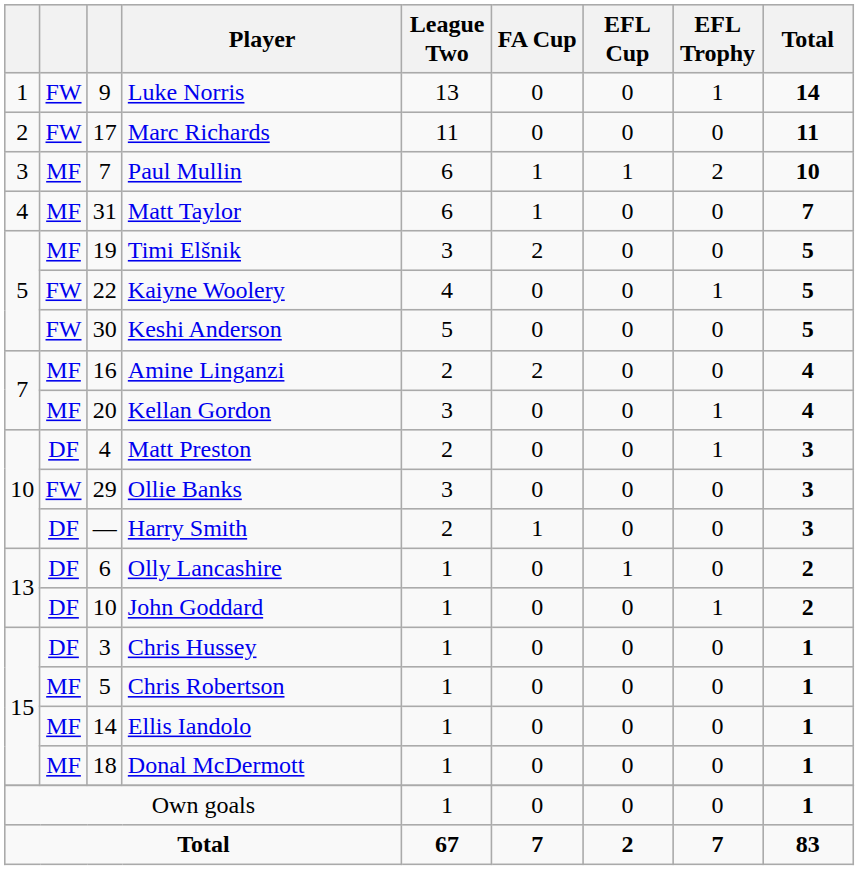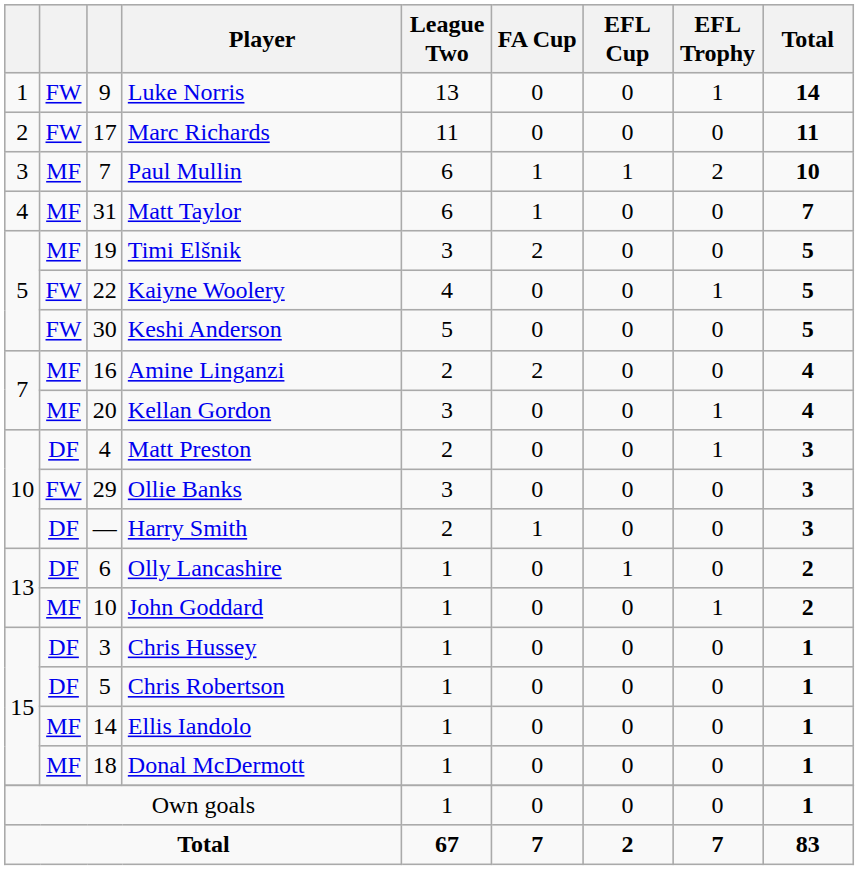(64, 607) DF -> (64, 607) MF
(64, 686) MF -> (64, 686) DF
